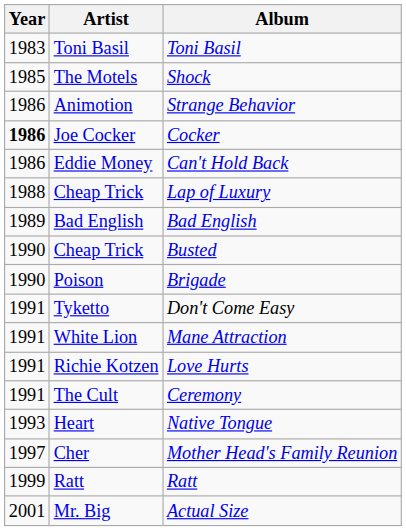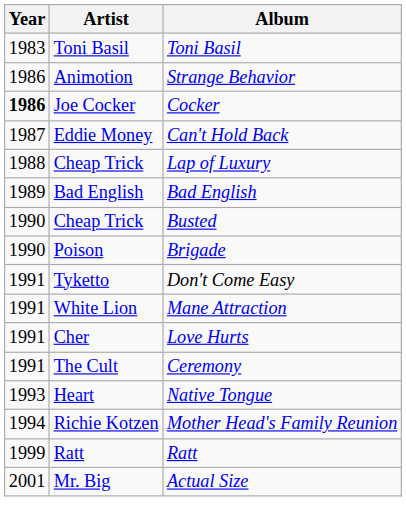- row: (189, 76)
(27, 163) 1986 -> (27, 134) 1987
(106, 366) Richie Kotzen -> (71, 337) Cher
(27, 452) 1997 -> (27, 423) 1994
(71, 452) Cher -> (106, 423) Richie Kotzen
